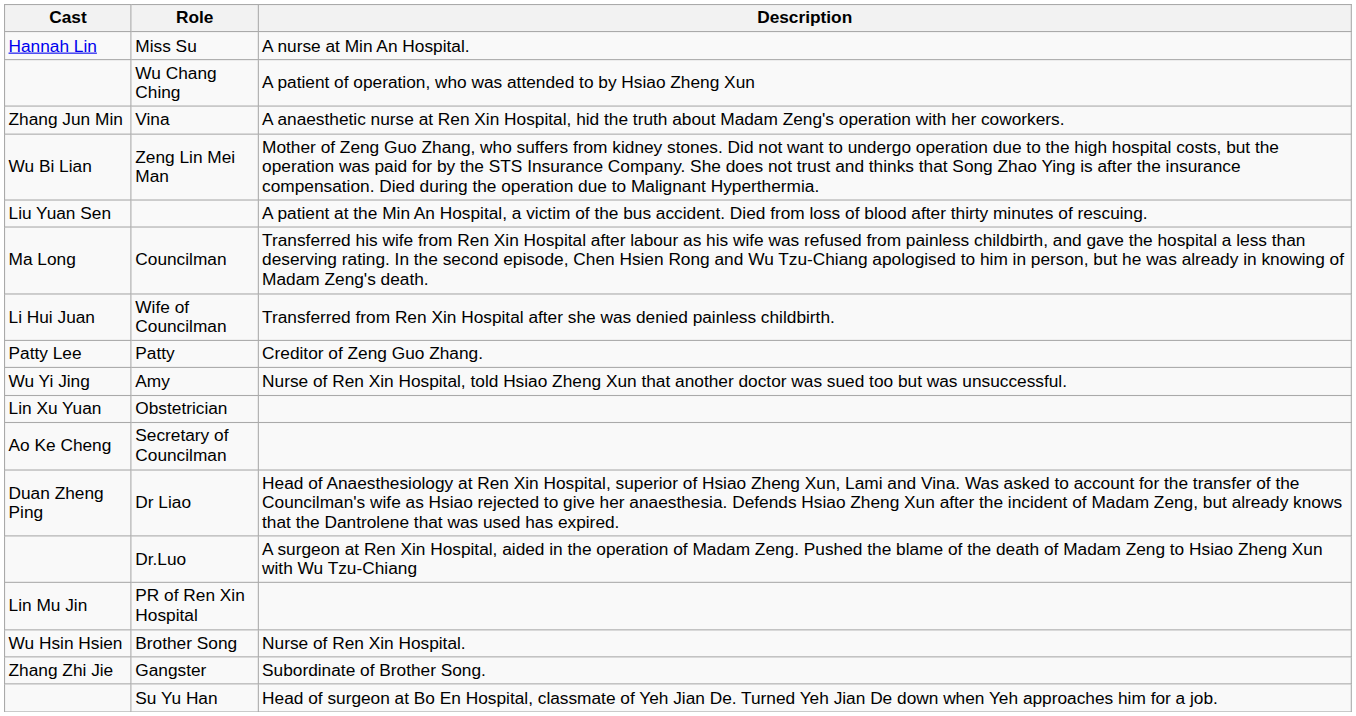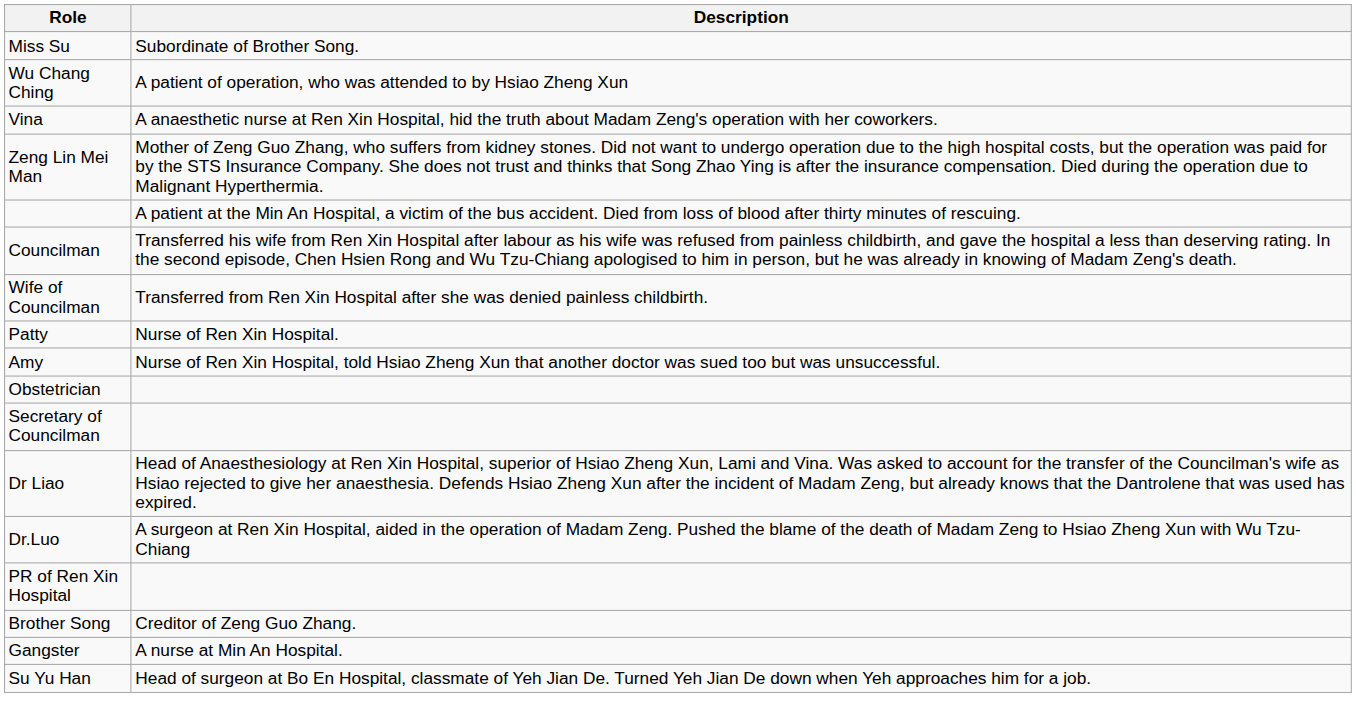- column: (68, 18)
(366, 45) A nurse at Min An Hospital. -> (247, 45) Subordinate of Brother Song.
(373, 354) Creditor of Zeng Guo Zhang. -> (237, 334) Nurse of Ren Xin Hospital.
(364, 643) Nurse of Ren Xin Hospital. -> (246, 623) Creditor of Zeng Guo Zhang.
(374, 670) Subordinate of Brother Song. -> (239, 651) A nurse at Min An Hospital.
